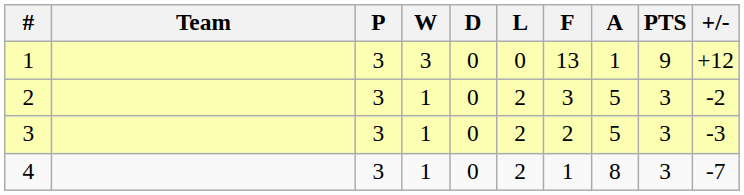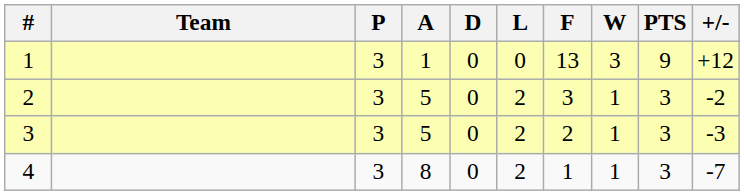columns swapped: (426, 23) <-> (615, 23)
